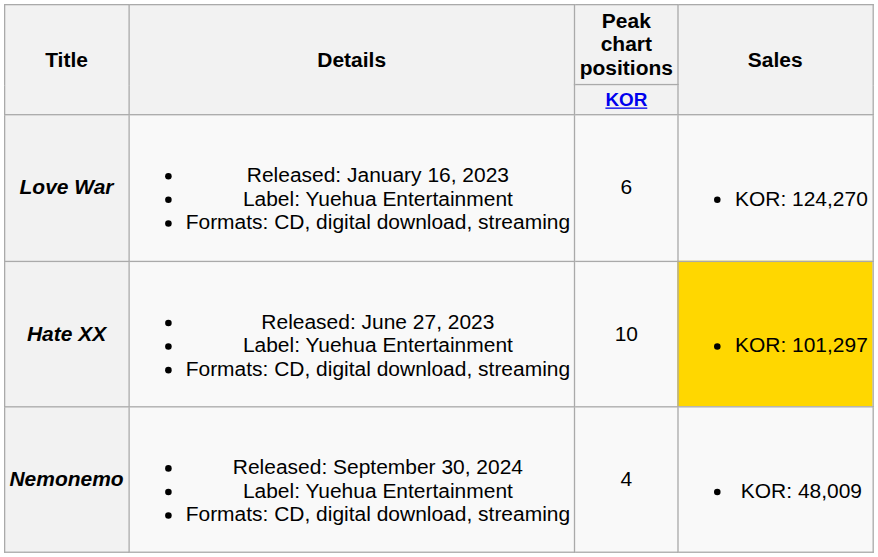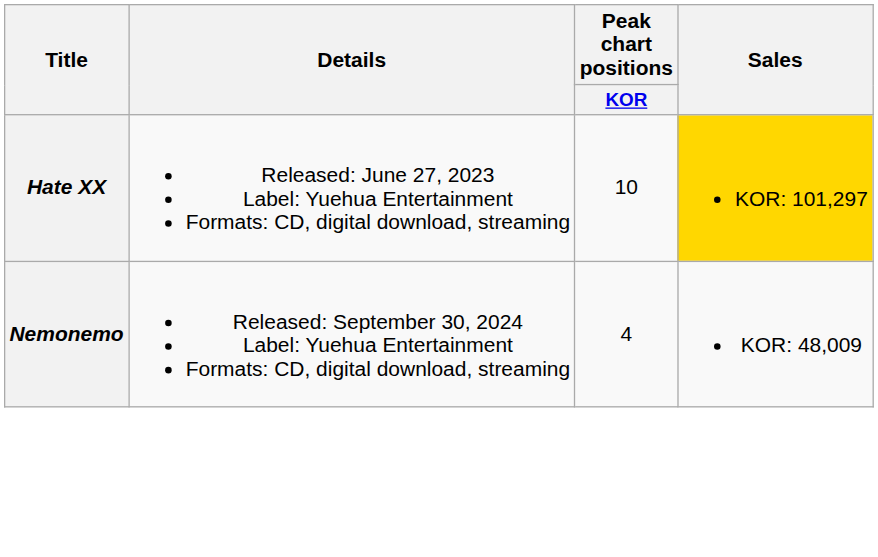- row: (67, 187)
